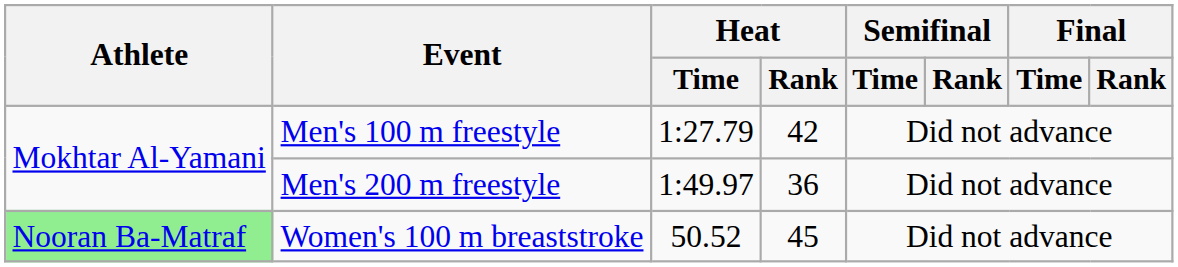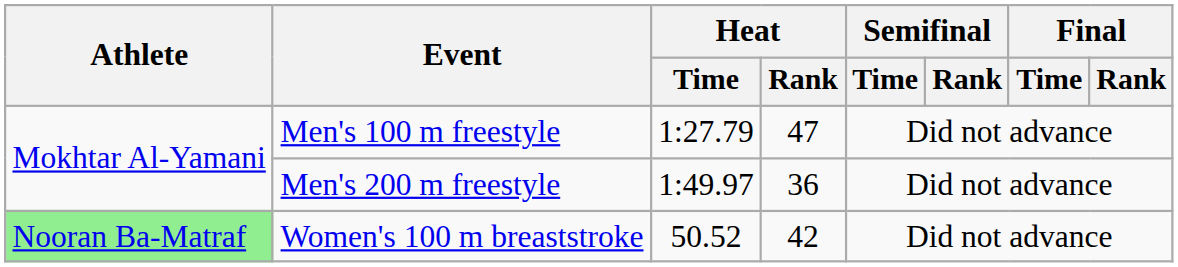(803, 132) 42 -> (803, 132) 47
(803, 236) 45 -> (803, 236) 42
